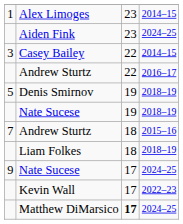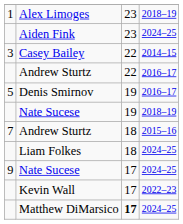(159, 14) 2014–15 -> (159, 14) 2018–19
(159, 92) 2018–19 -> (159, 92) 2016–17
(159, 151) 2018–19 -> (159, 151) 2024–25
